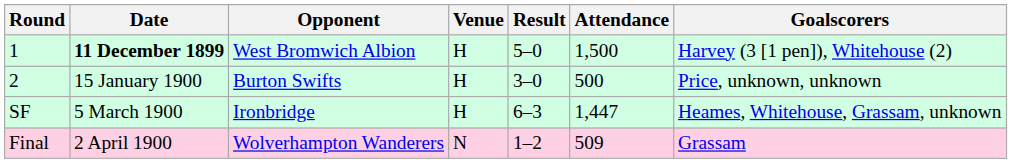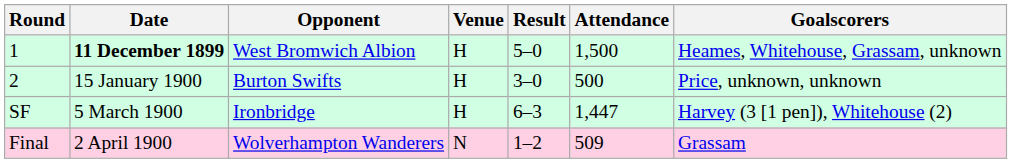(815, 50) Harvey (3 [1 pen]), Whitehouse (2) -> (840, 50) Heames, Whitehouse, Grassam, unknown
(840, 111) Heames, Whitehouse, Grassam, unknown -> (815, 111) Harvey (3 [1 pen]), Whitehouse (2)
